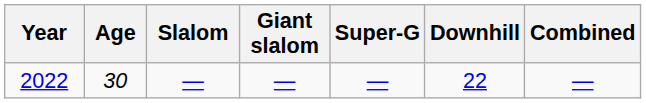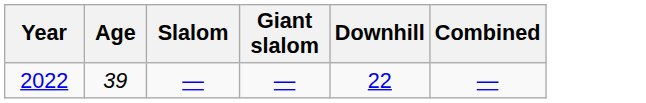- column: (377, 33)
(115, 80) 30 -> (115, 80) 39
